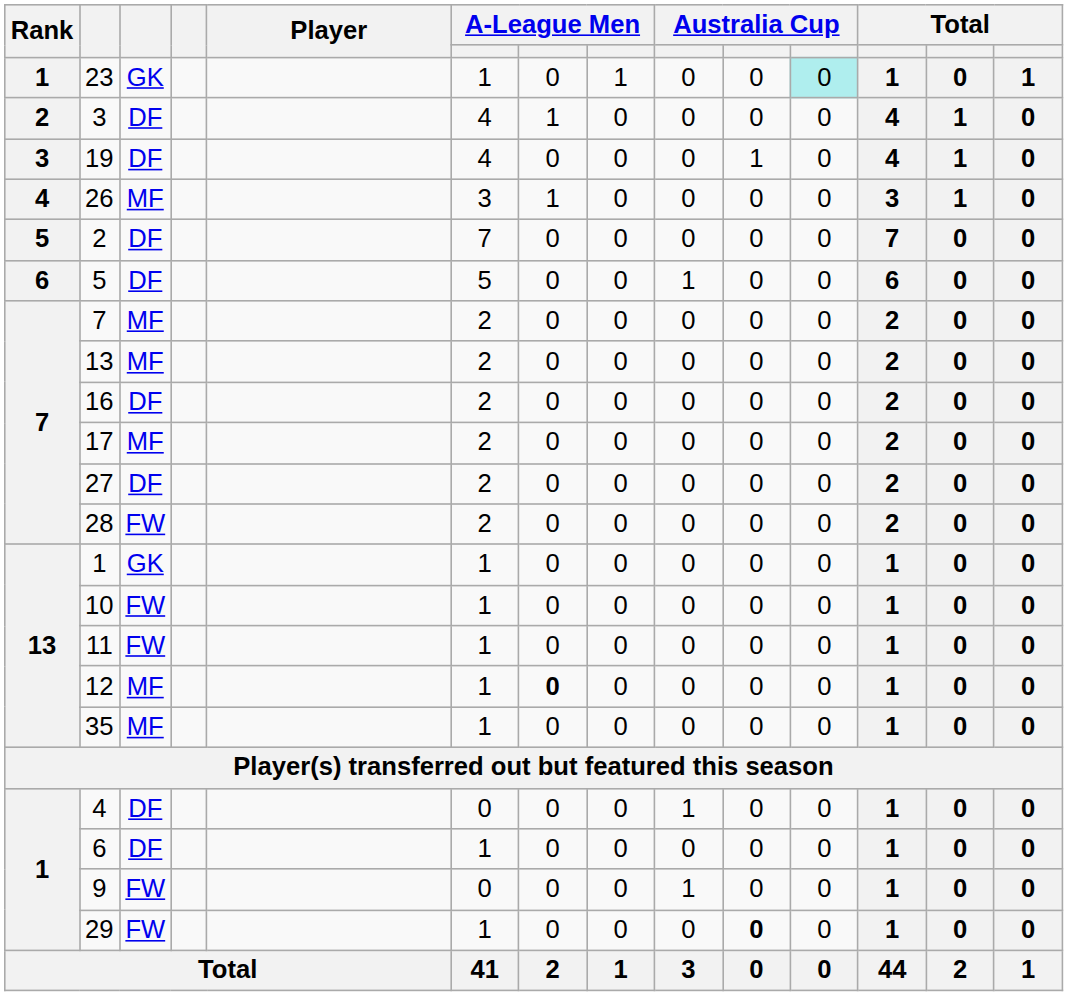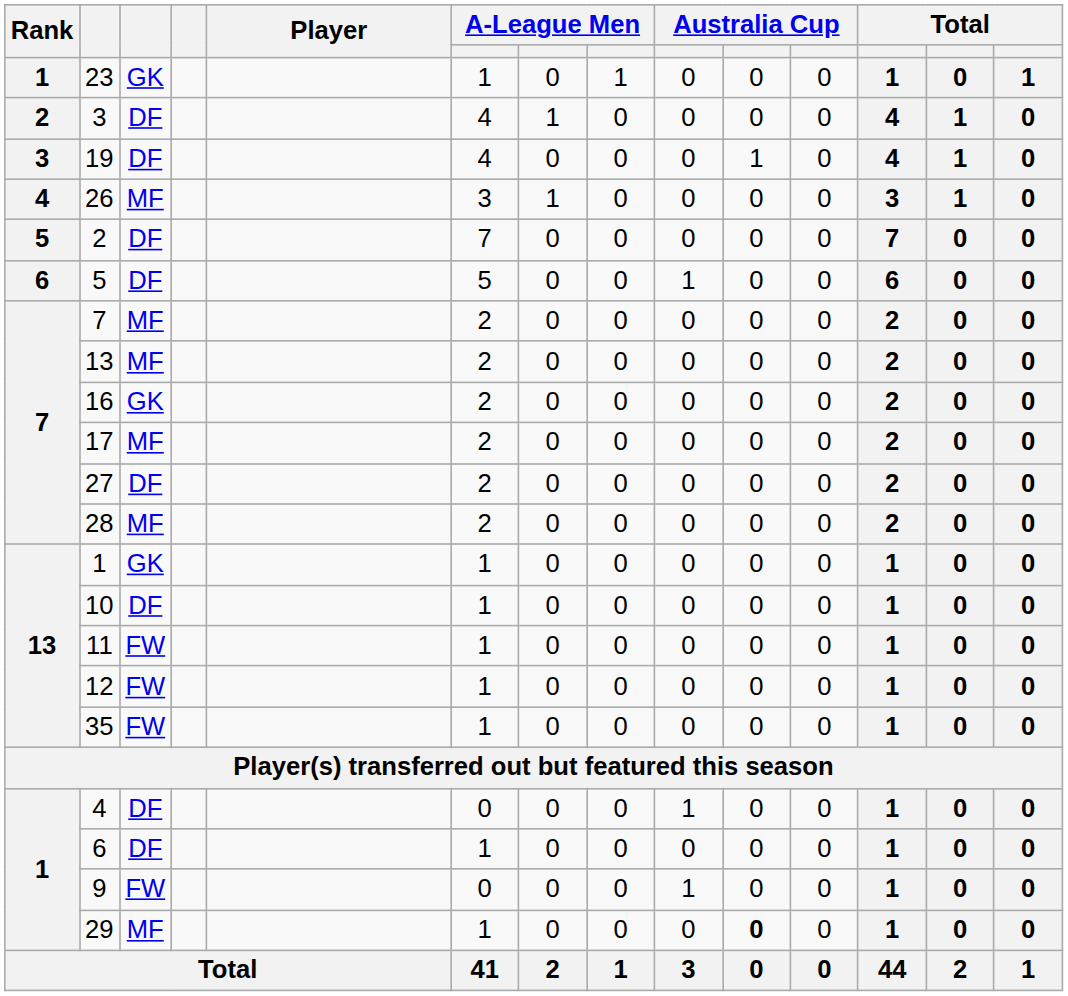(824, 77) paleturquoise background -> (824, 77) no background
(145, 402) DF -> (145, 402) GK
(145, 523) FW -> (145, 523) MF
(145, 605) FW -> (145, 605) DF
(145, 686) MF -> (145, 686) FW
(553, 686) bold -> (553, 686) normal
(145, 726) MF -> (145, 726) FW
(145, 929) FW -> (145, 929) MF
